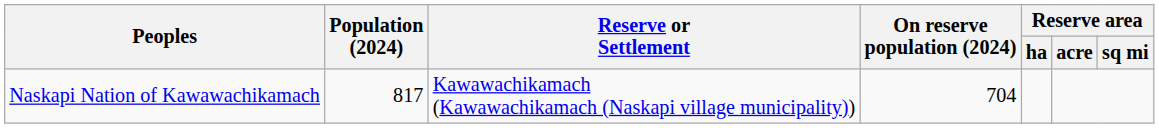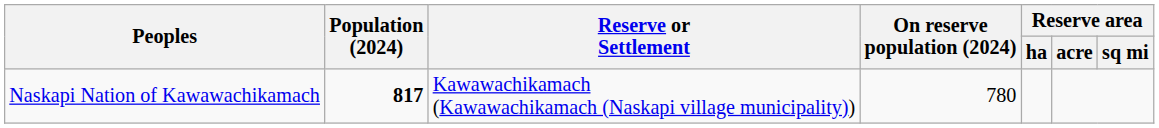(408, 95) normal -> (408, 95) bold
(1001, 95) 704 -> (1001, 95) 780
